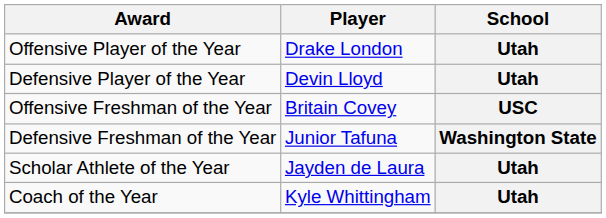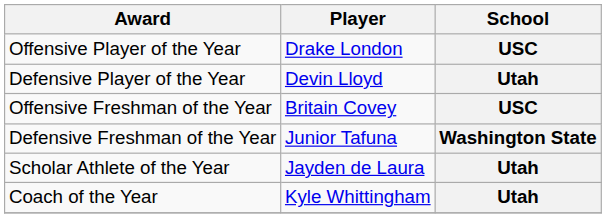(518, 49) Utah -> (518, 49) USC
